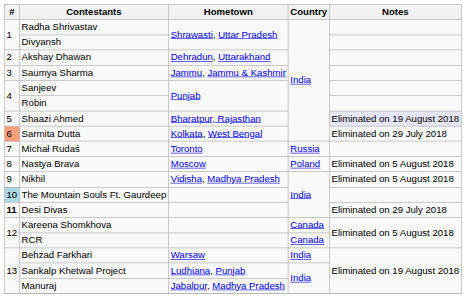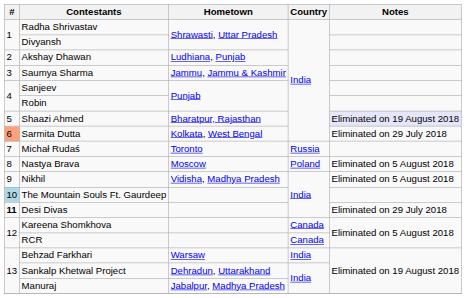(221, 57) Dehradun, Uttarakhand -> (208, 57) Ludhiana, Punjab
(208, 270) Ludhiana, Punjab -> (221, 270) Dehradun, Uttarakhand
